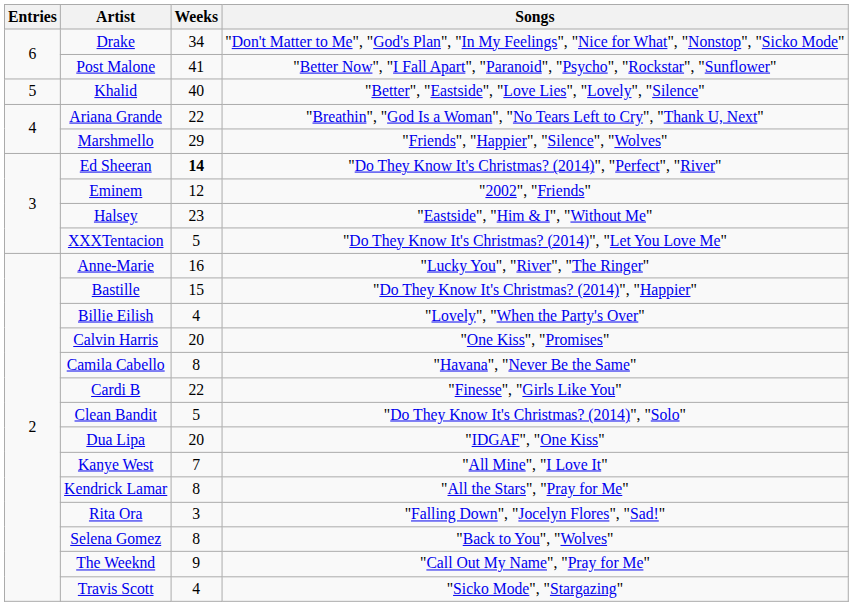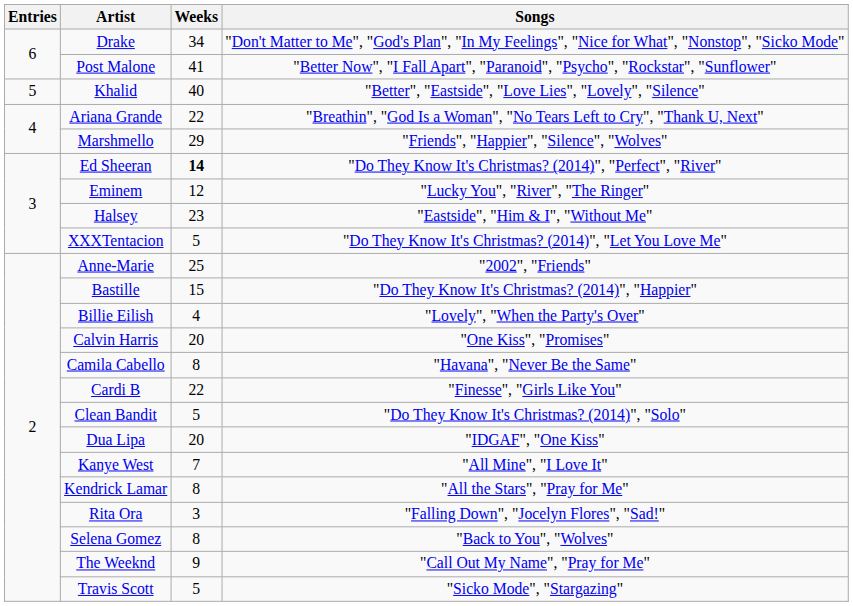(535, 191) "2002", "Friends" -> (535, 191) "Lucky You", "River", "The Ringer"
(196, 265) 16 -> (196, 265) 25
(535, 265) "Lucky You", "River", "The Ringer" -> (535, 265) "2002", "Friends"
(196, 588) 4 -> (196, 588) 5
